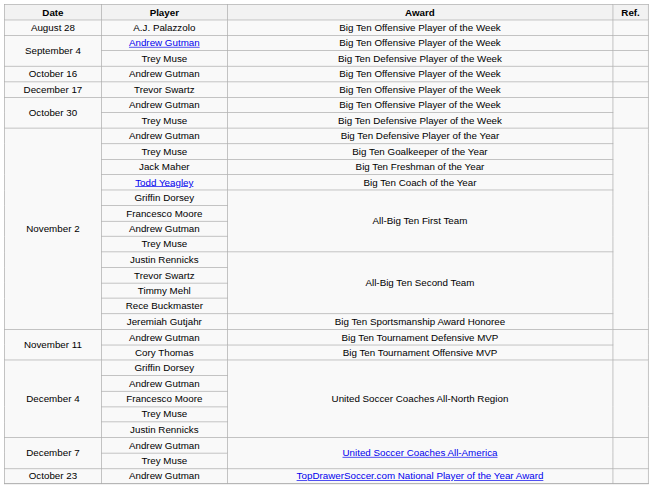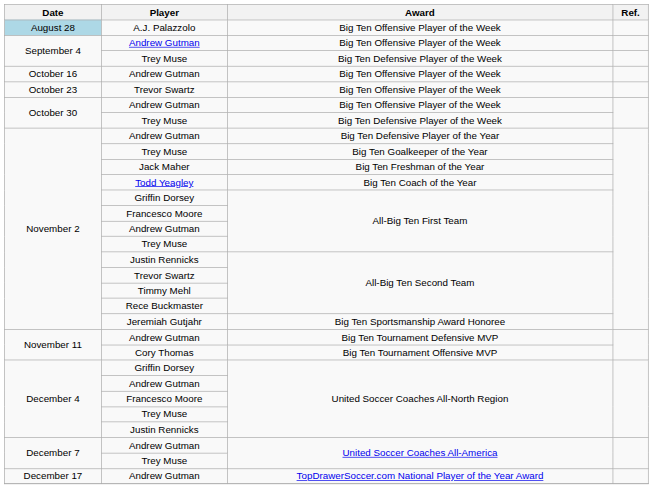(53, 28) no background -> (53, 28) lightblue background
(53, 90) December 17 -> (53, 90) October 23
(53, 477) October 23 -> (53, 477) December 17
